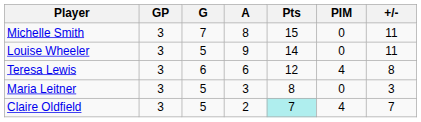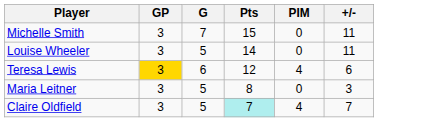- column: (245, 13)
(161, 70) no background -> (161, 70) gold background
(391, 70) 8 -> (349, 70) 6
